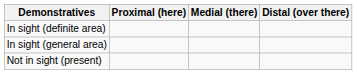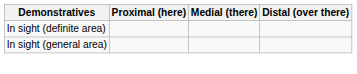- row: (54, 61)
